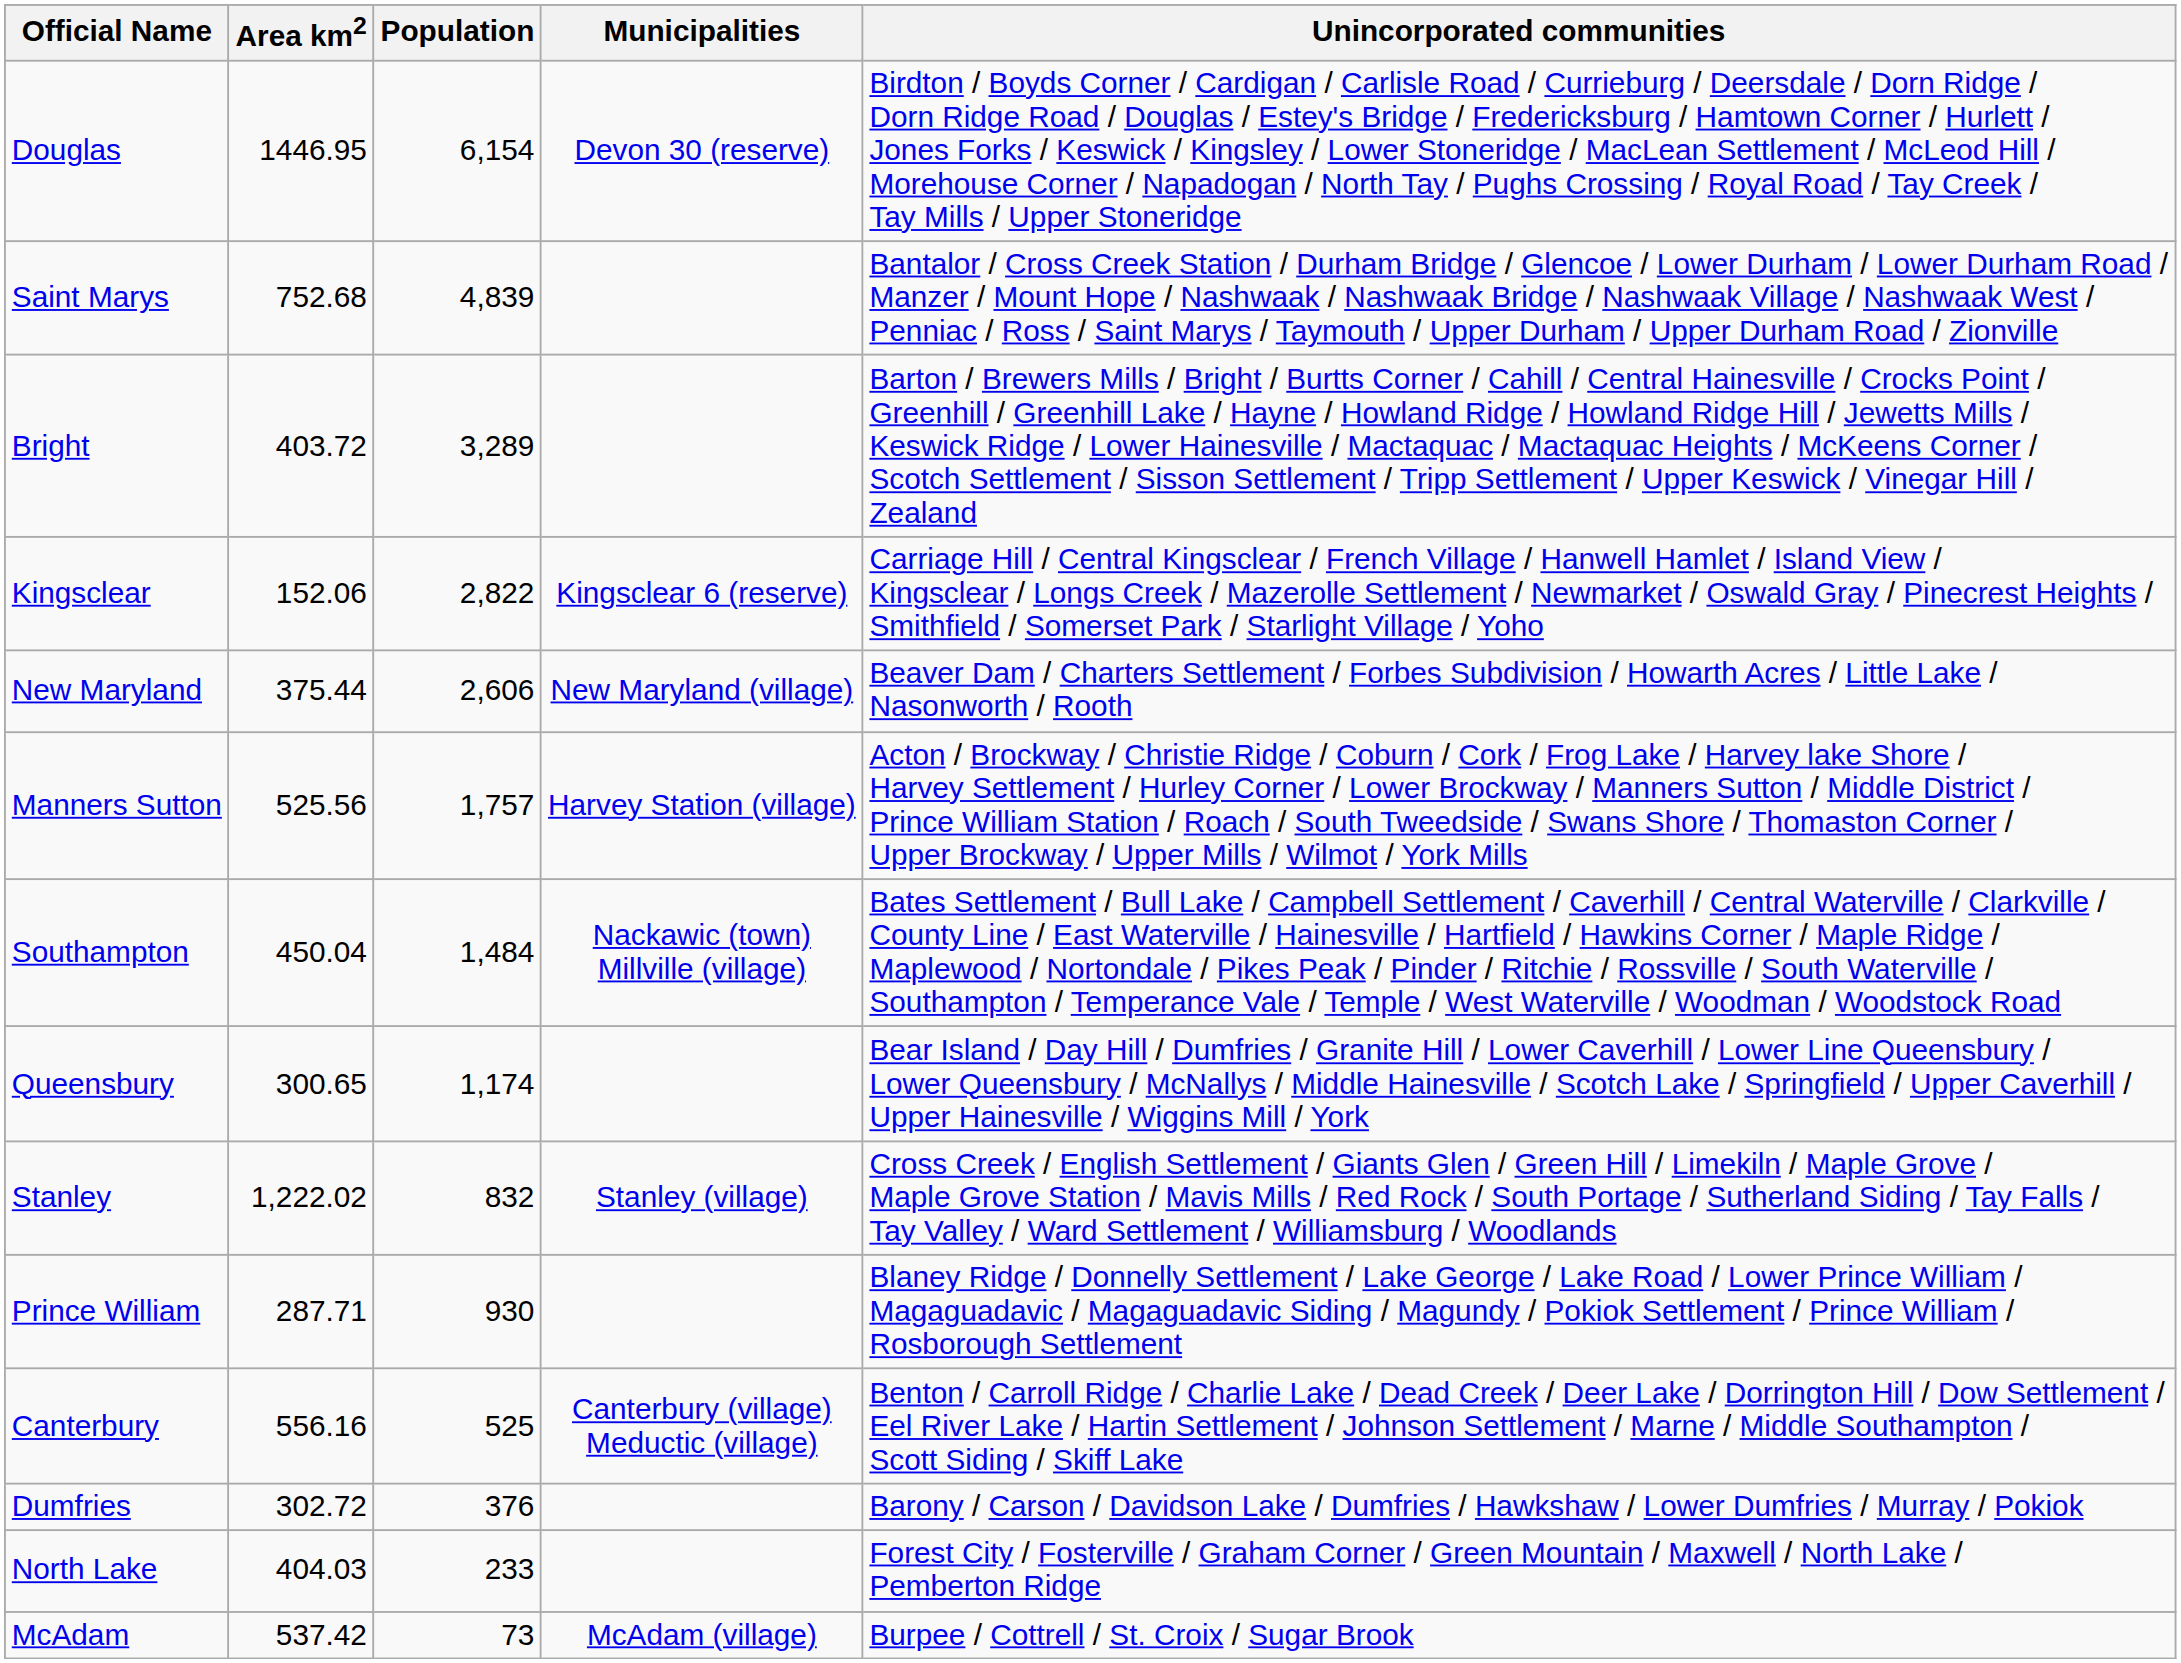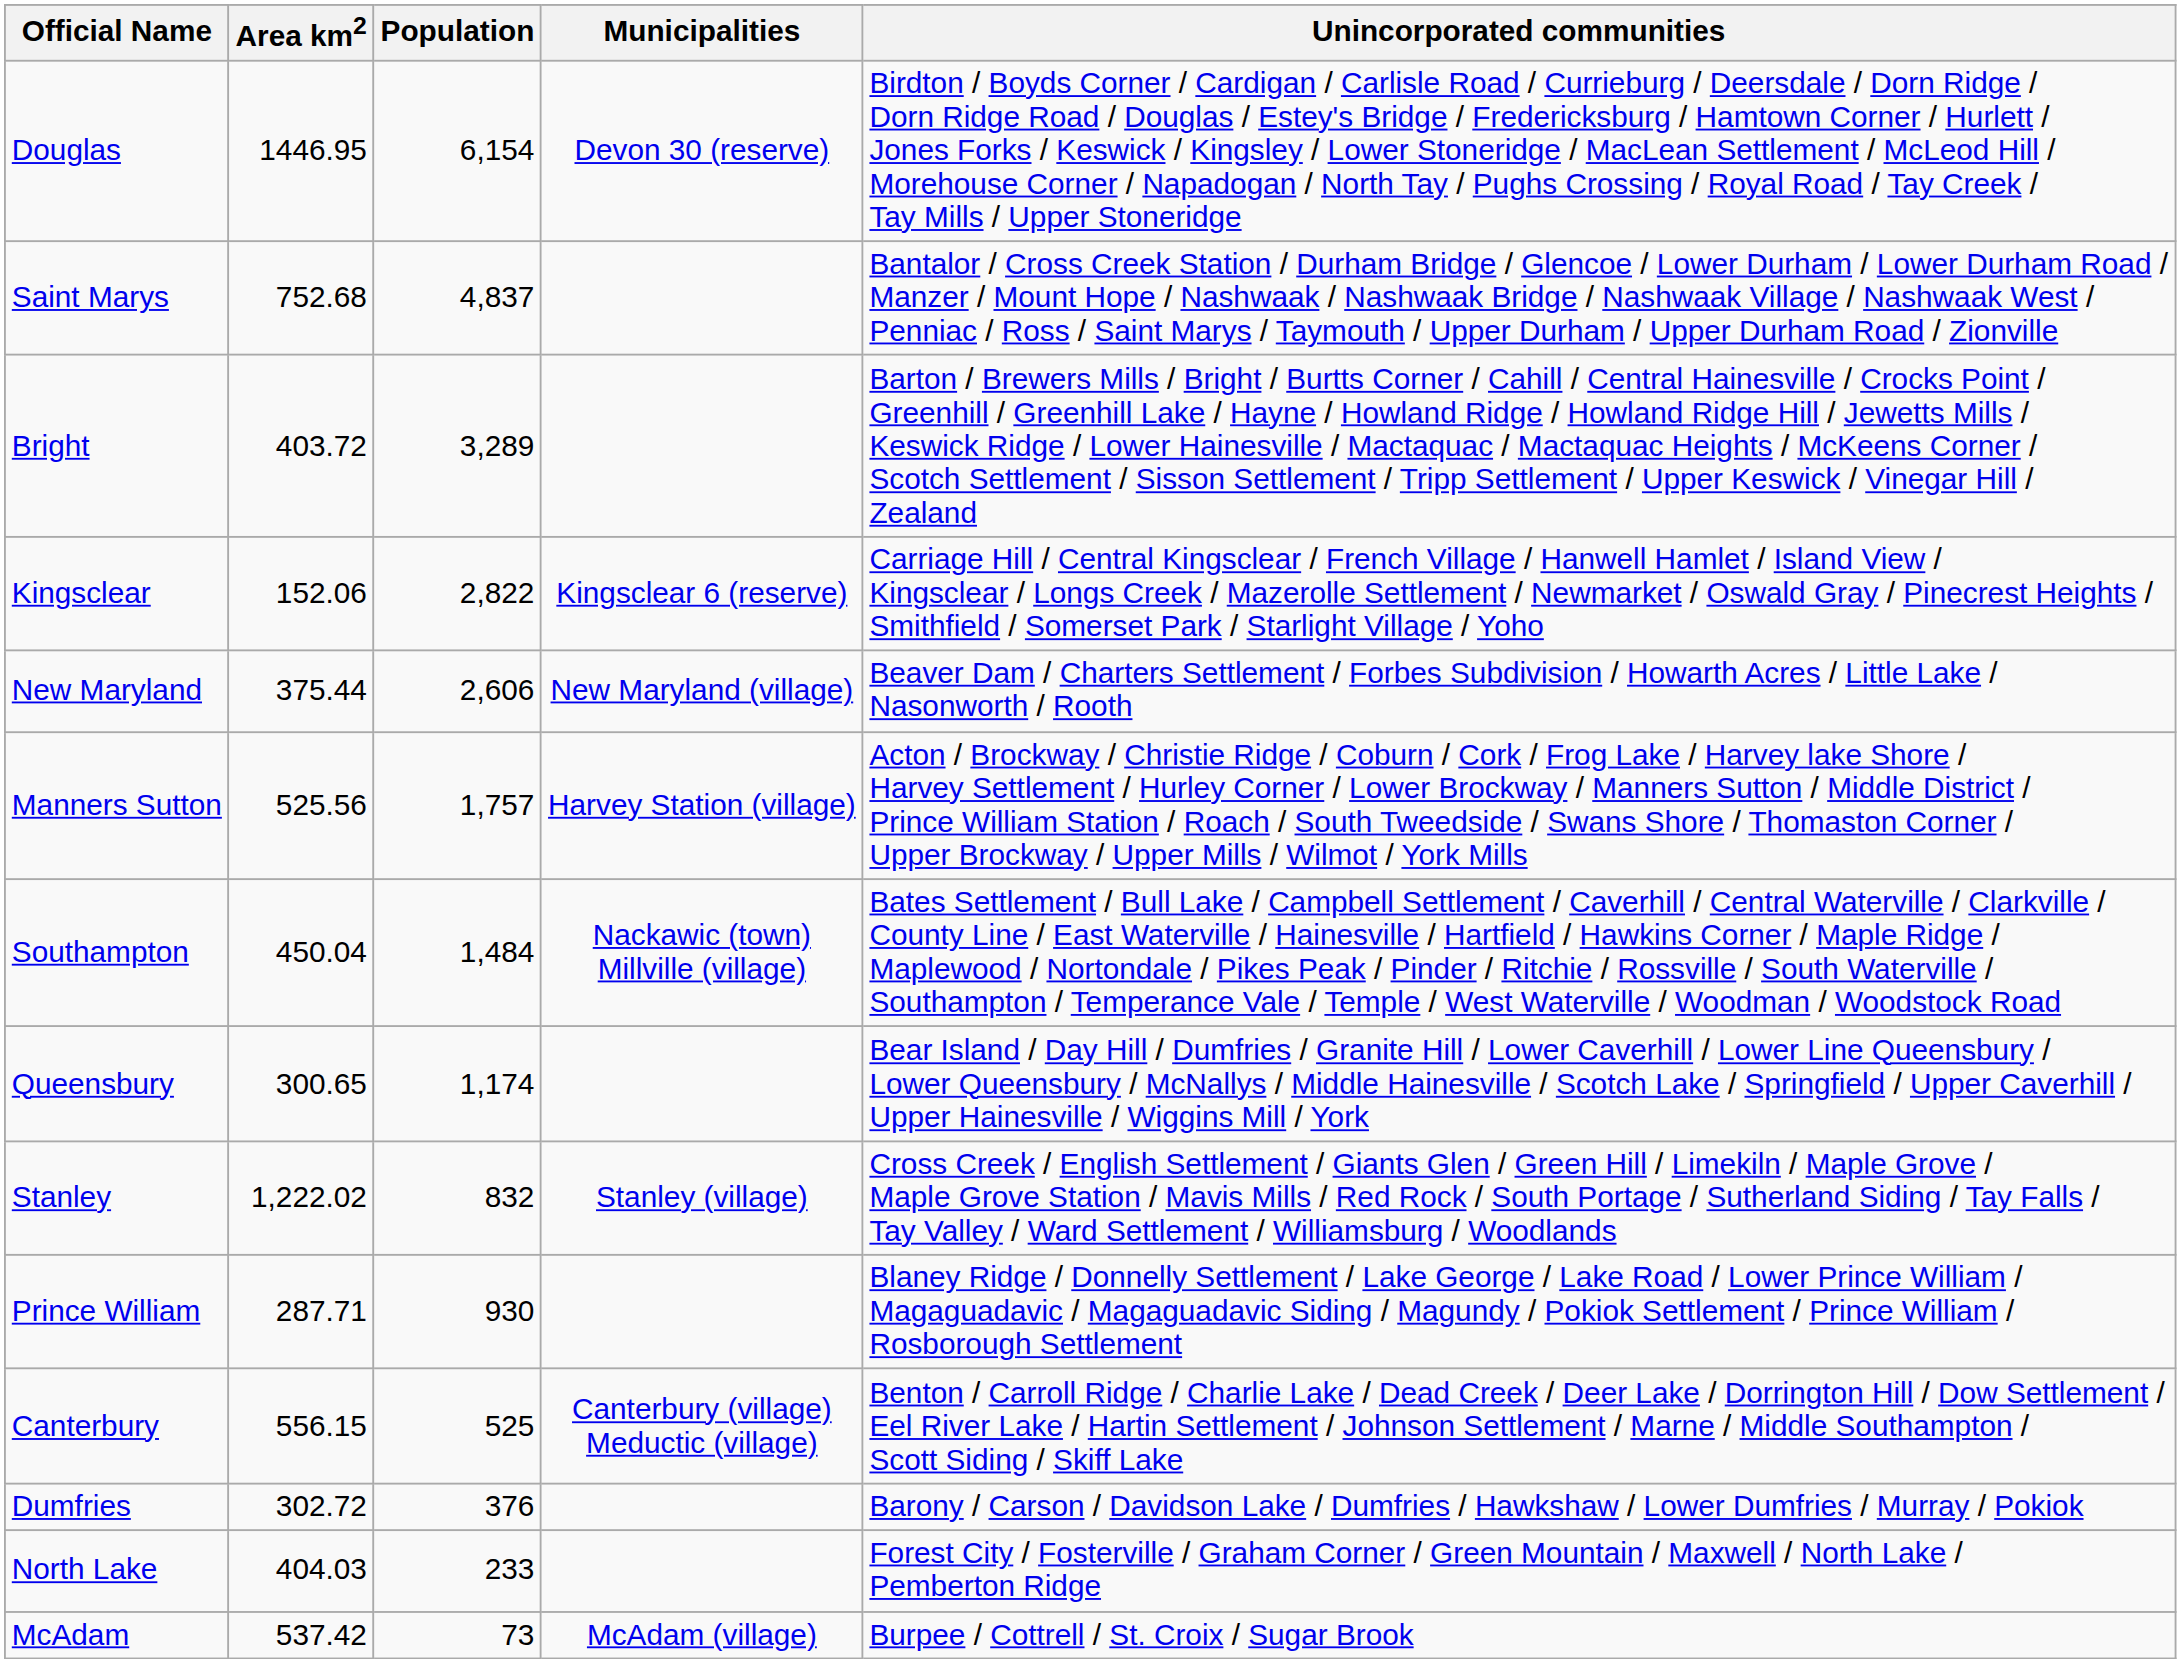(497, 297) 4,839 -> (497, 297) 4,837
(321, 1425) 556.16 -> (321, 1425) 556.15
